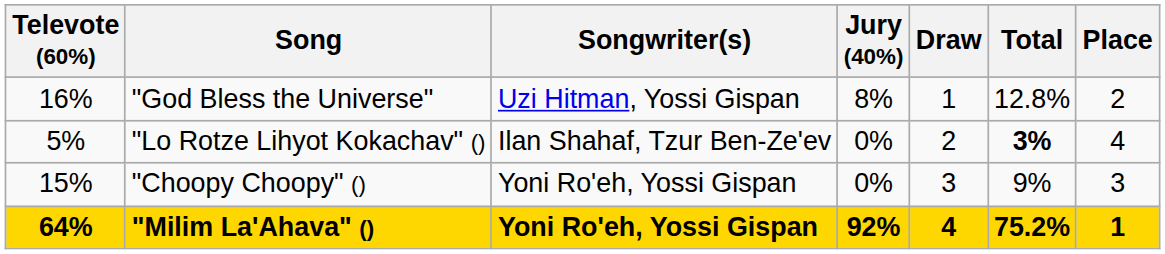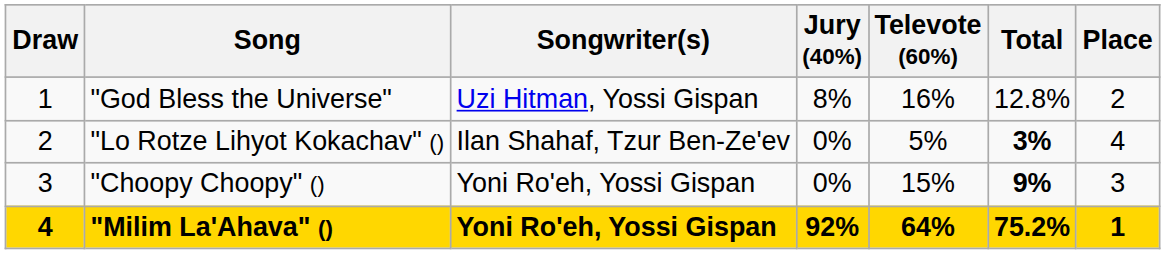columns swapped: (949, 40) <-> (66, 40)
(1032, 183) normal -> (1032, 183) bold
